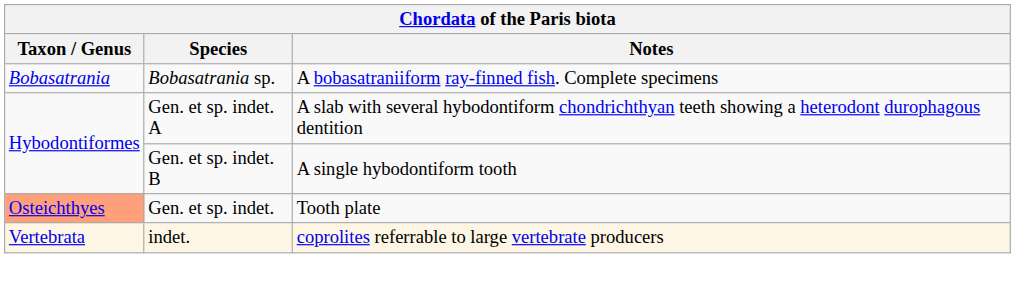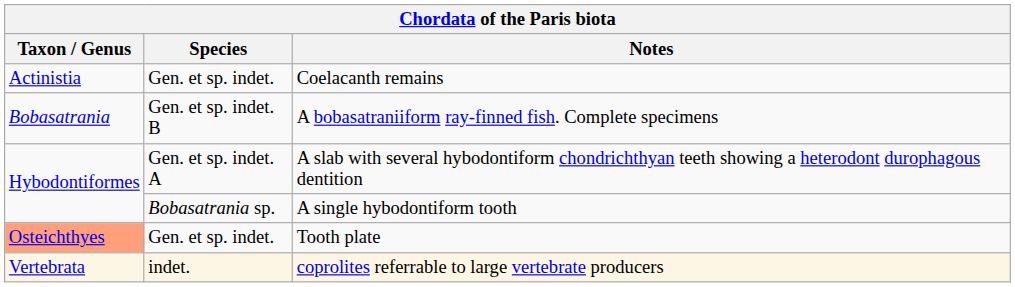+ row: (370, 78)
(212, 78) Bobasatrania sp. -> (211, 117) Gen. et sp. indet. B
(211, 168) Gen. et sp. indet. B -> (212, 208) Bobasatrania sp.
